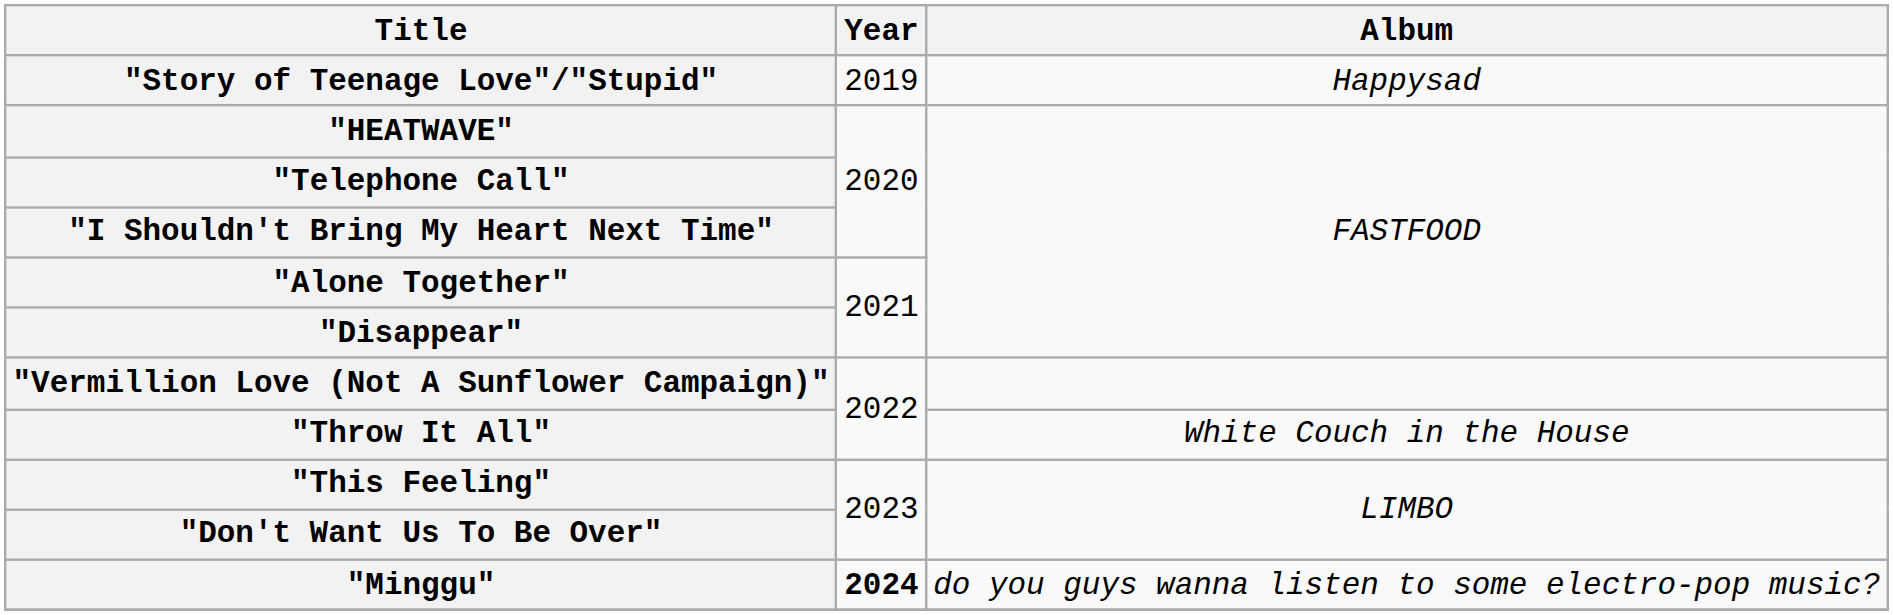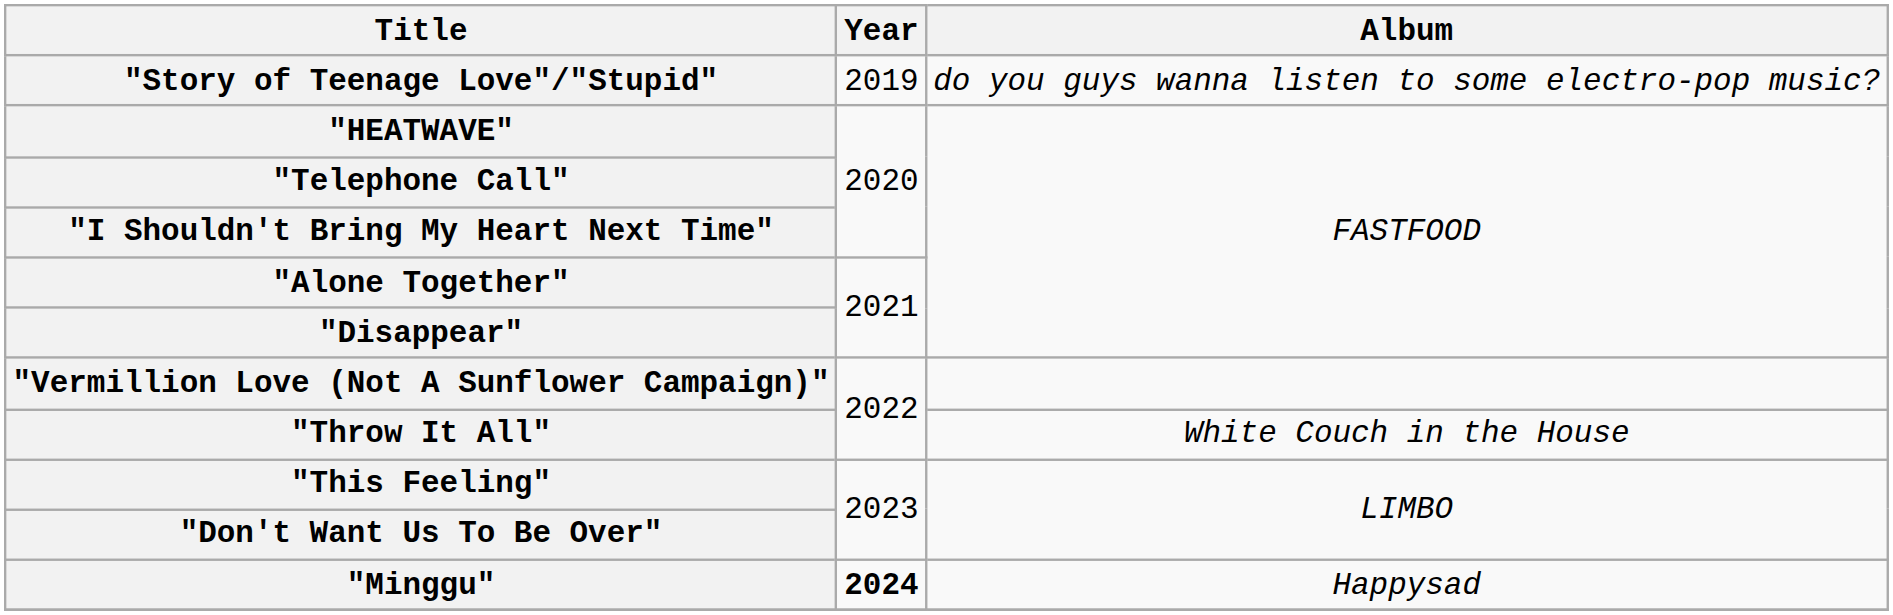(1407, 81) Happysad -> (1407, 81) do you guys wanna listen to some electro-pop music?
(1407, 585) do you guys wanna listen to some electro-pop music? -> (1407, 585) Happysad
